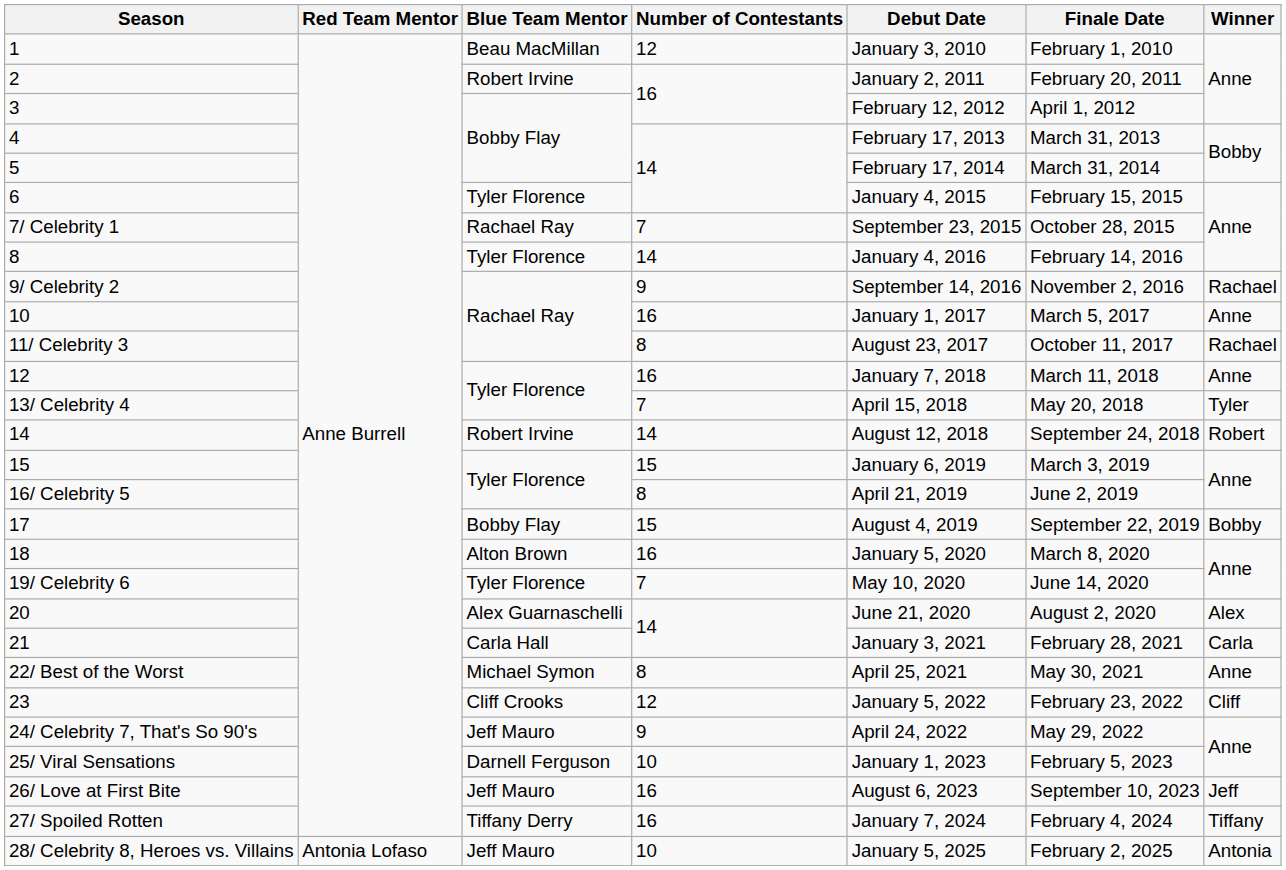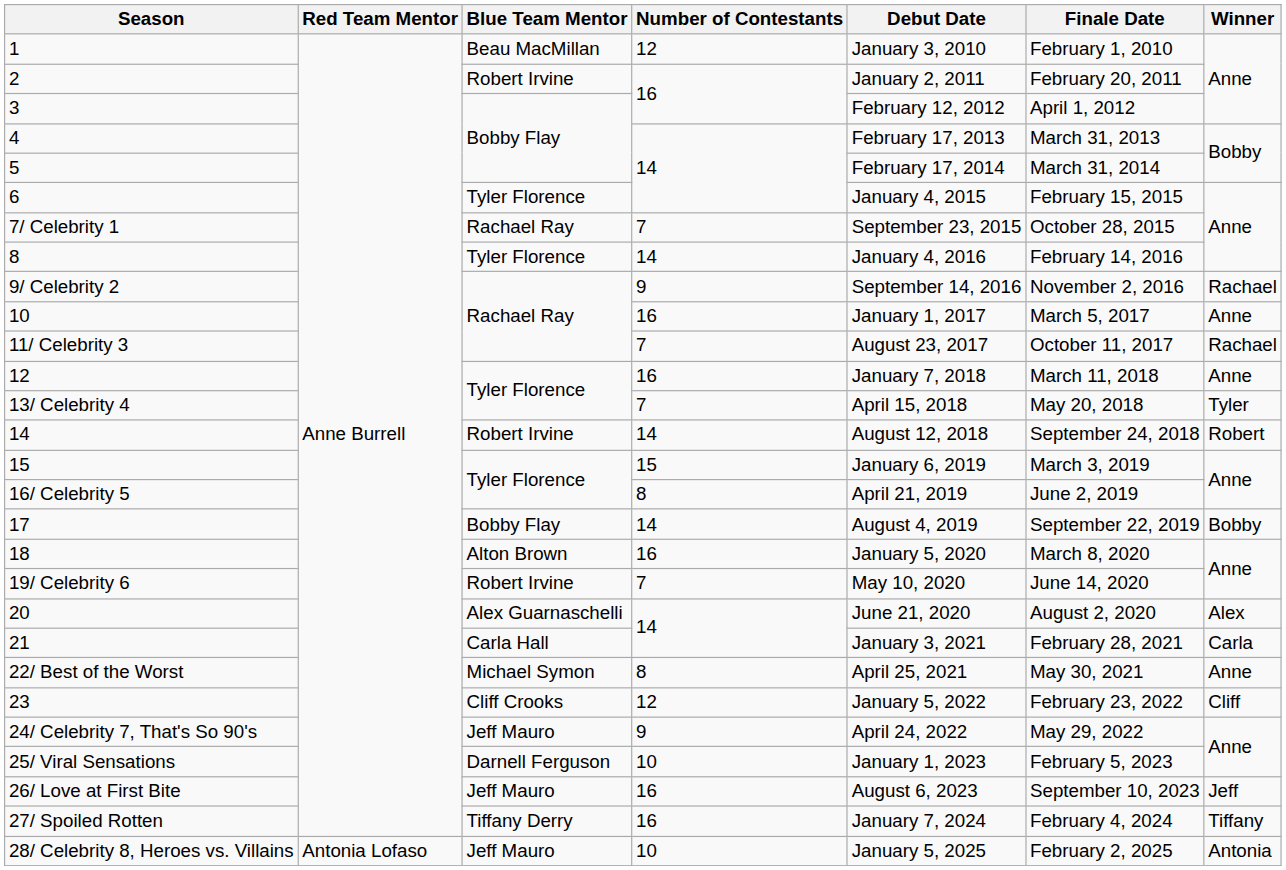(641, 345) 8 -> (641, 345) 7
(647, 524) 15 -> (647, 524) 14
(526, 583) Tyler Florence -> (520, 583) Robert Irvine
